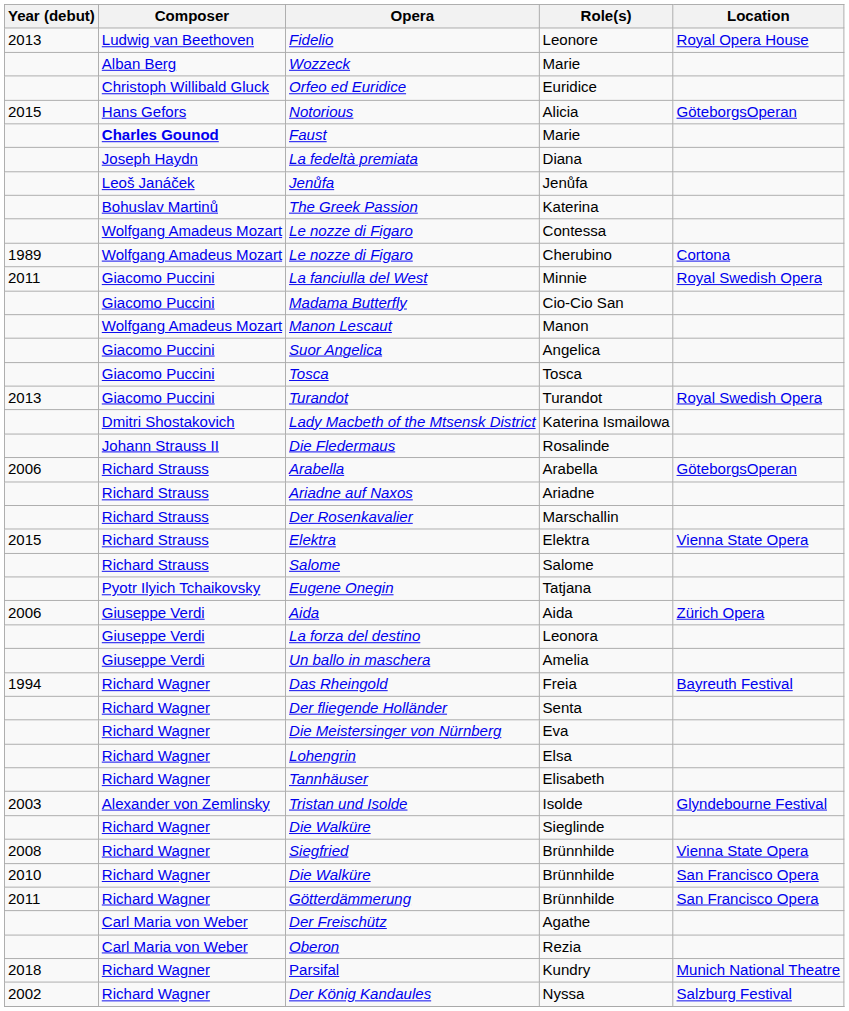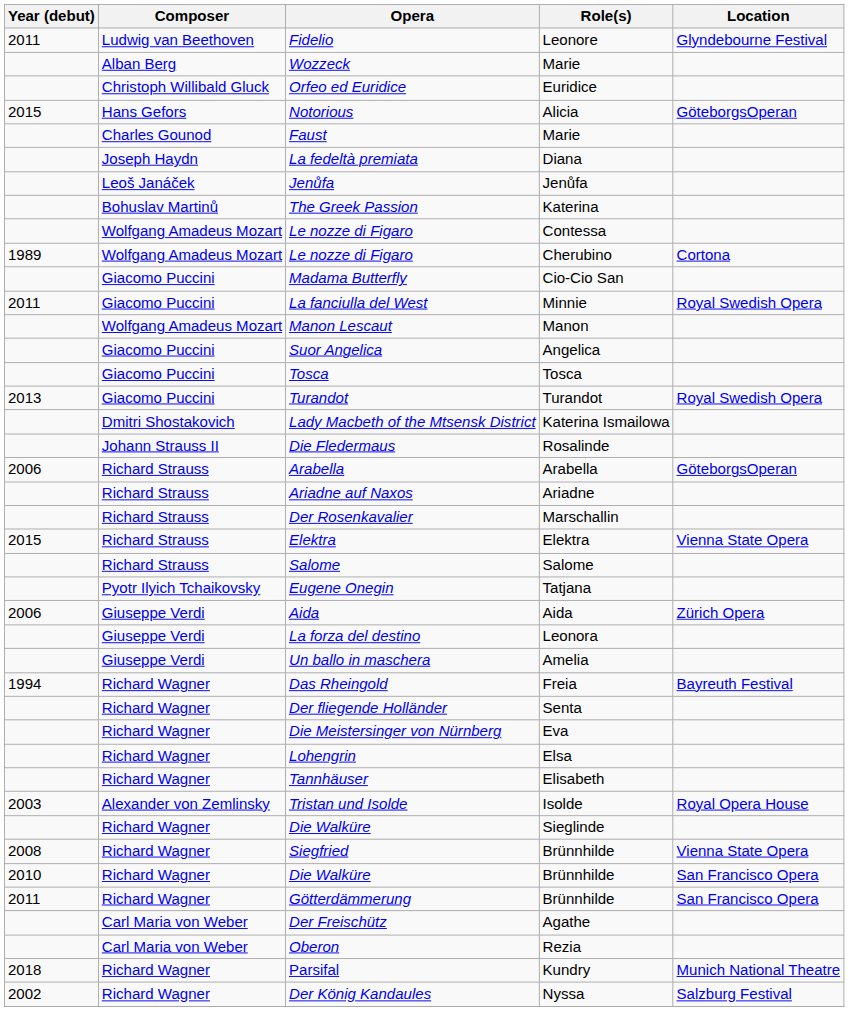(25, 40) 2013 -> (24, 40) 2011
(743, 40) Royal Opera House -> (752, 40) Glyndebourne Festival
(160, 135) bold -> (157, 135) normal
rows swapped: (358, 278) <-> (348, 302)
(752, 803) Glyndebourne Festival -> (743, 803) Royal Opera House
